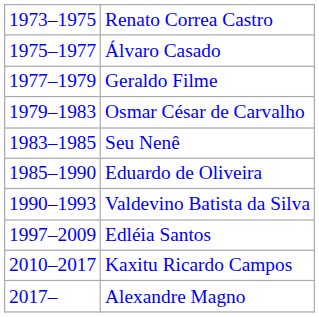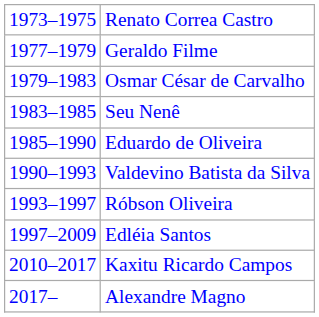- row: (163, 50)
+ row: (169, 204)
